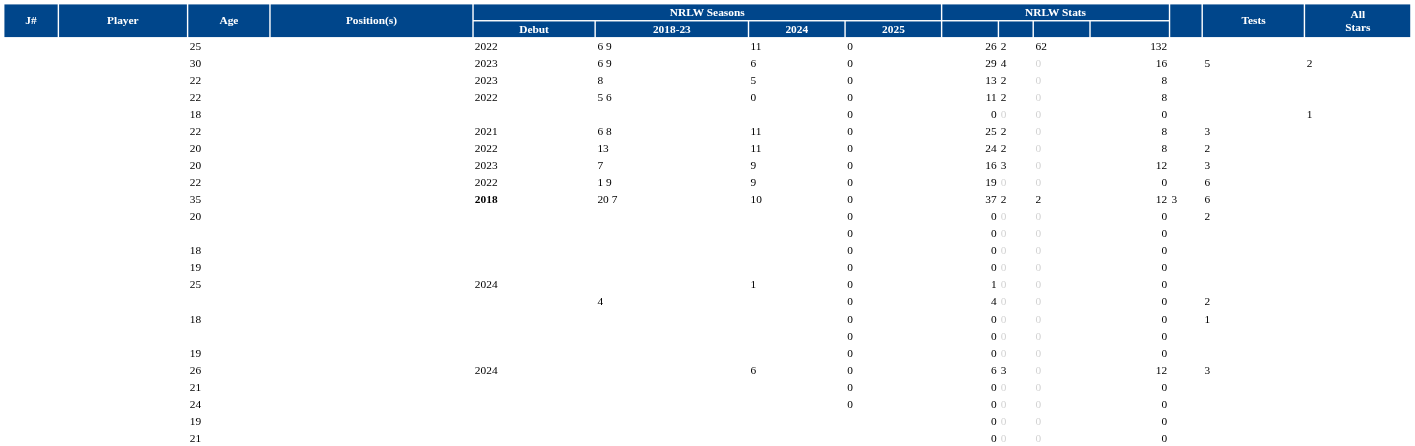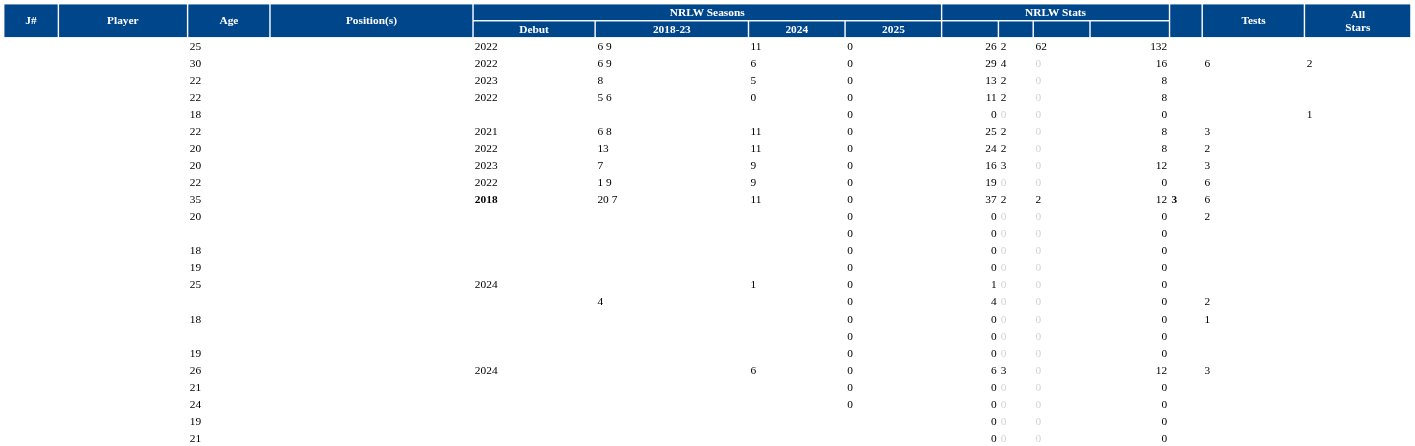(486, 63) 2023 -> (486, 63) 2022
(1207, 63) 5 -> (1207, 63) 6
(756, 199) 10 -> (756, 199) 11
(1174, 199) normal -> (1174, 199) bold
